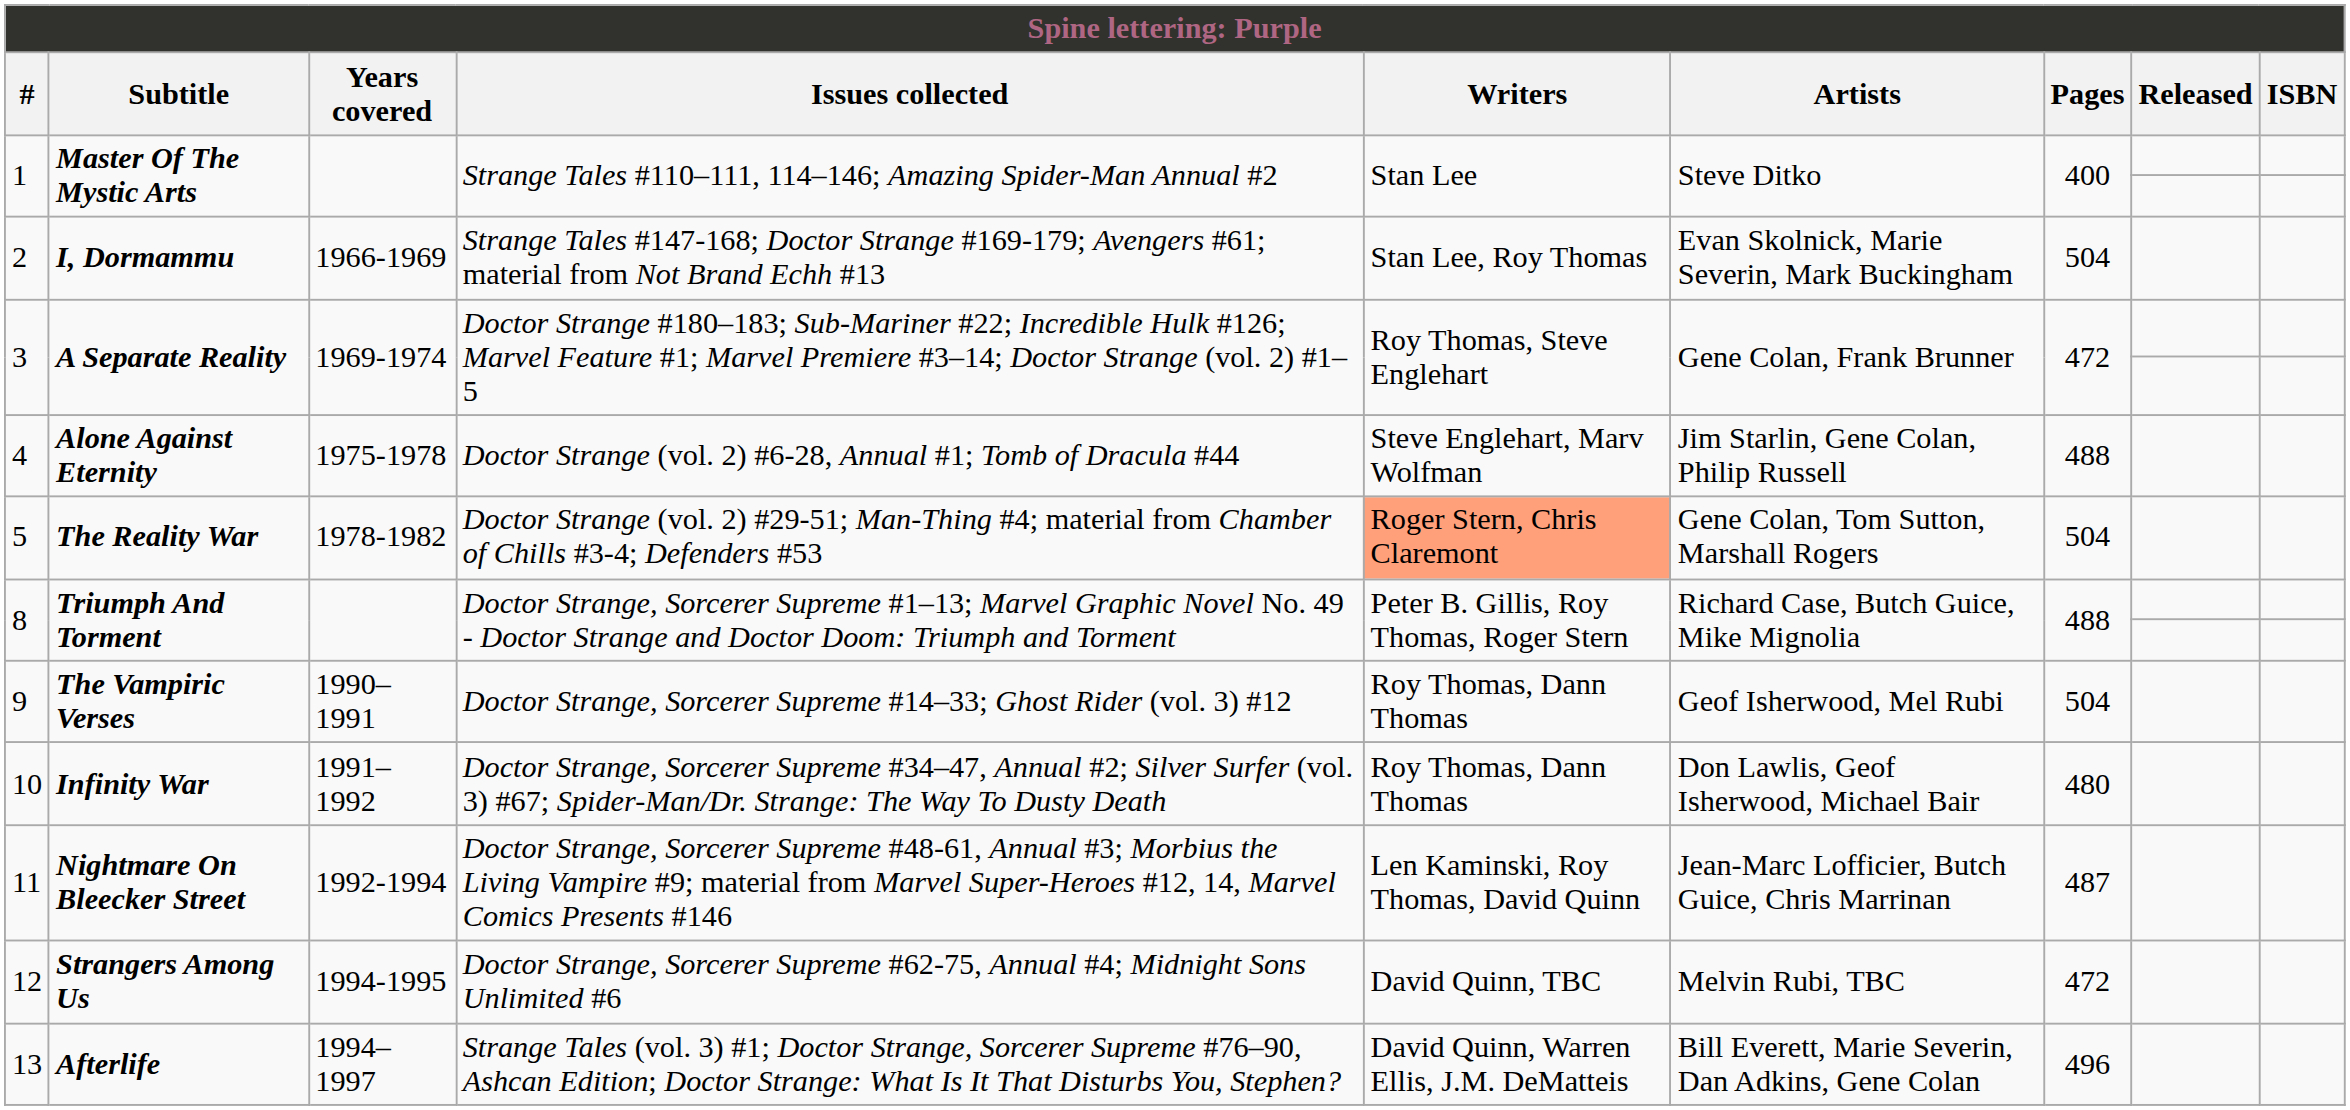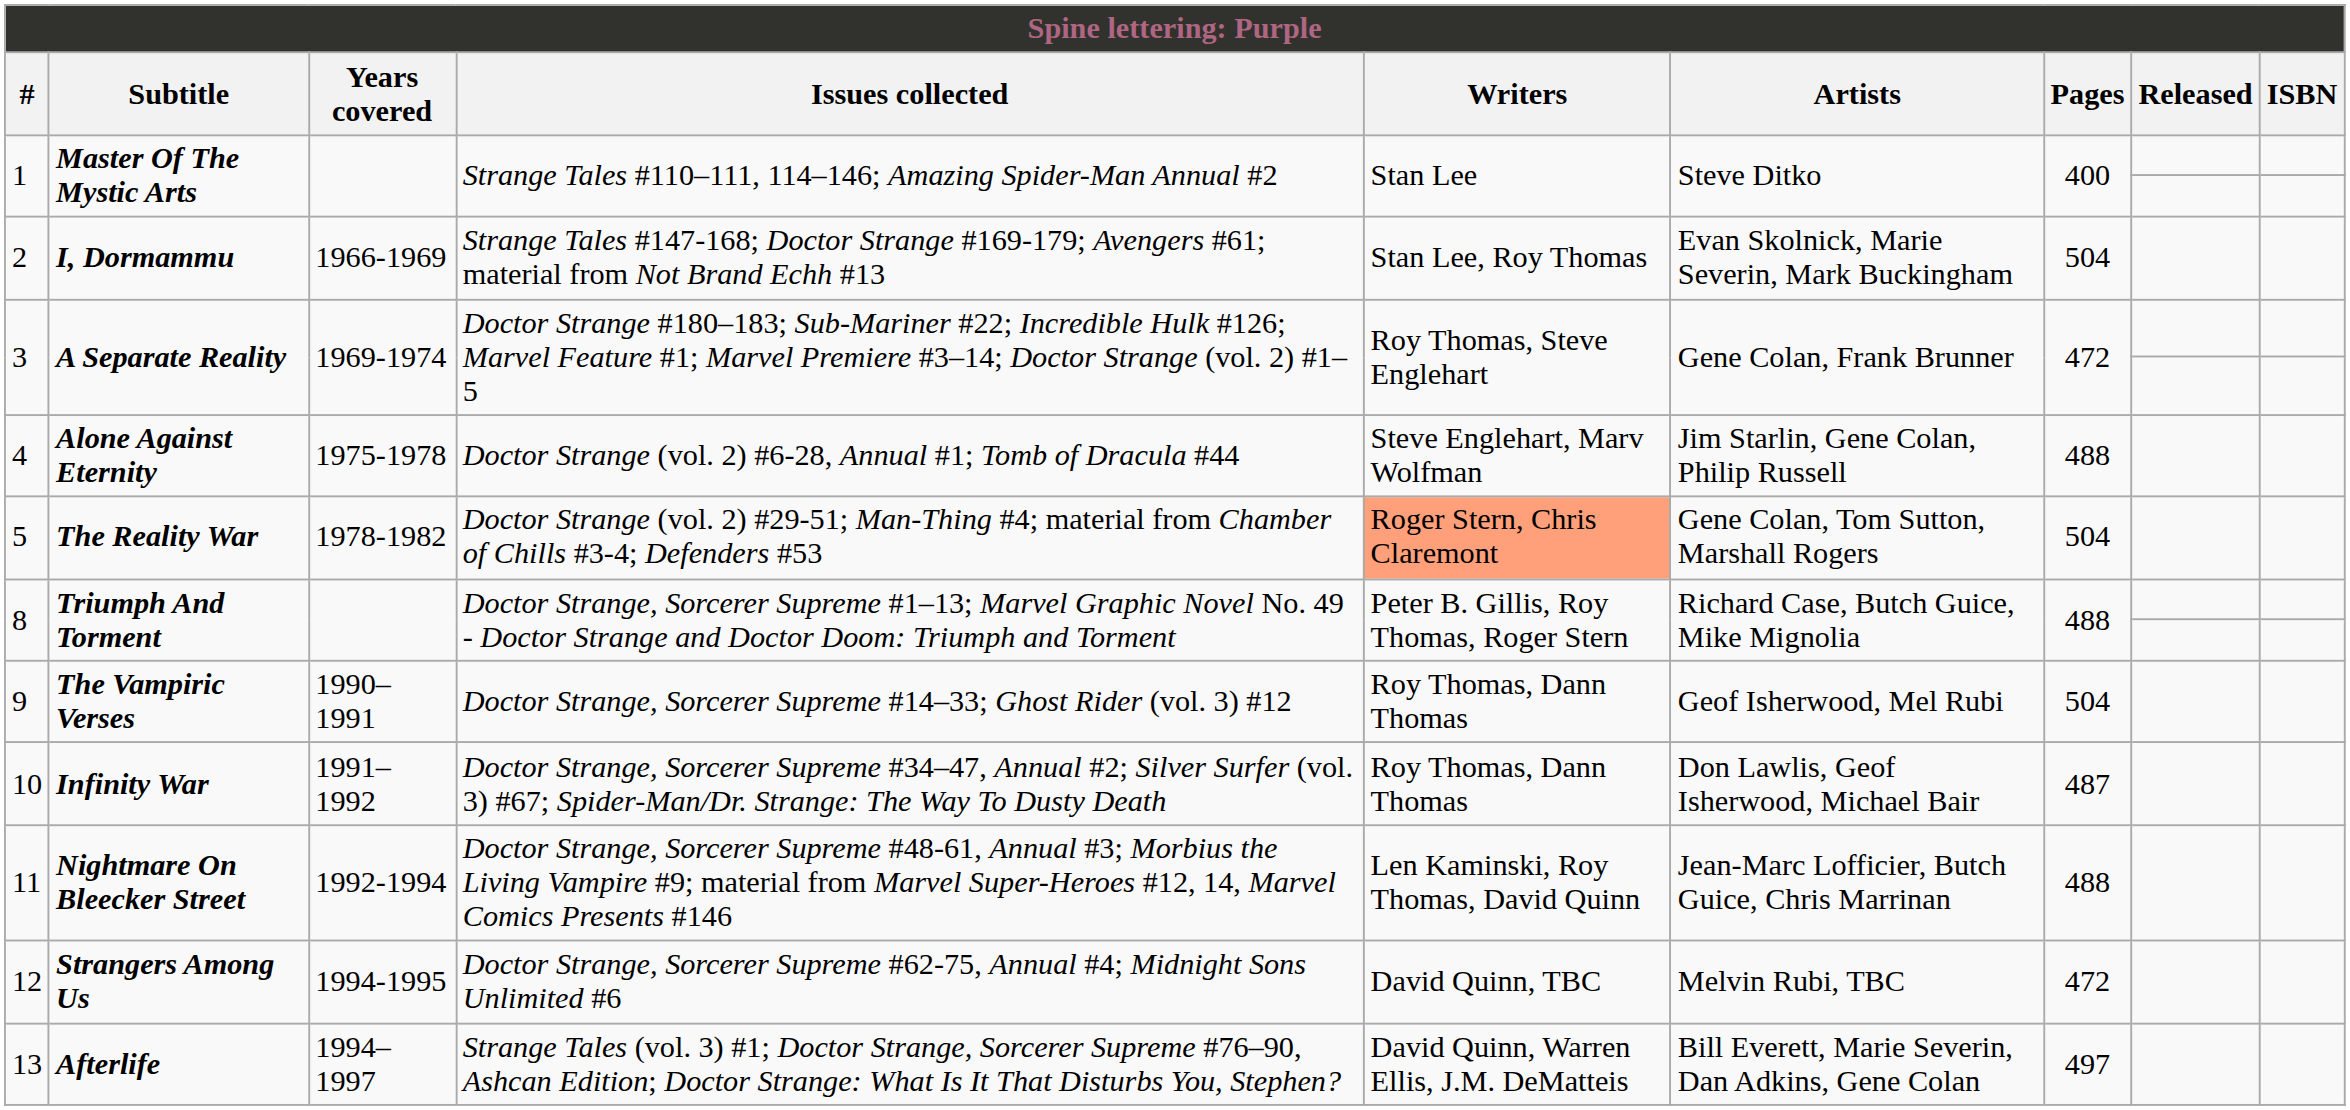(2088, 783) 480 -> (2088, 783) 487
(2088, 882) 487 -> (2088, 882) 488
(2088, 1063) 496 -> (2088, 1063) 497
